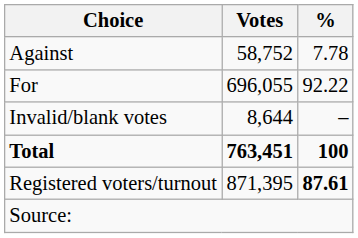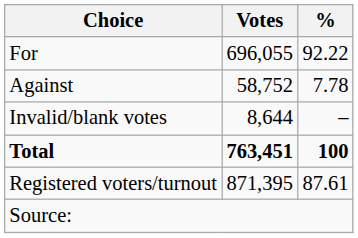rows swapped: (24, 85) <-> (41, 53)
(325, 183) bold -> (325, 183) normal
